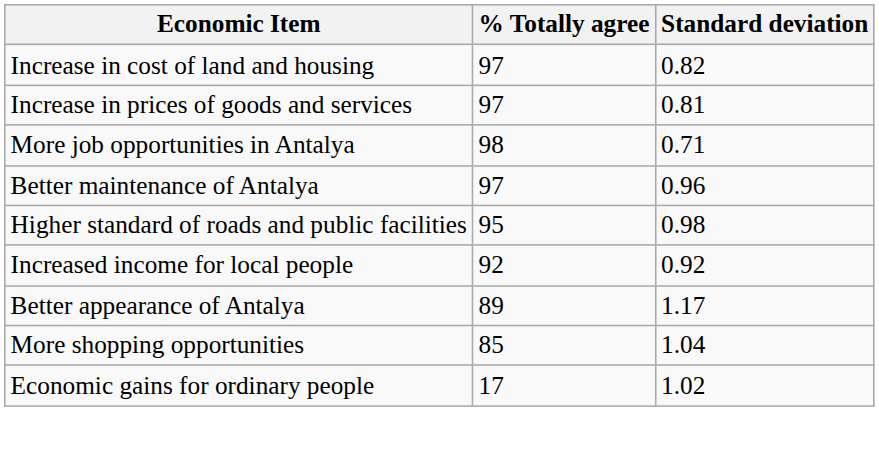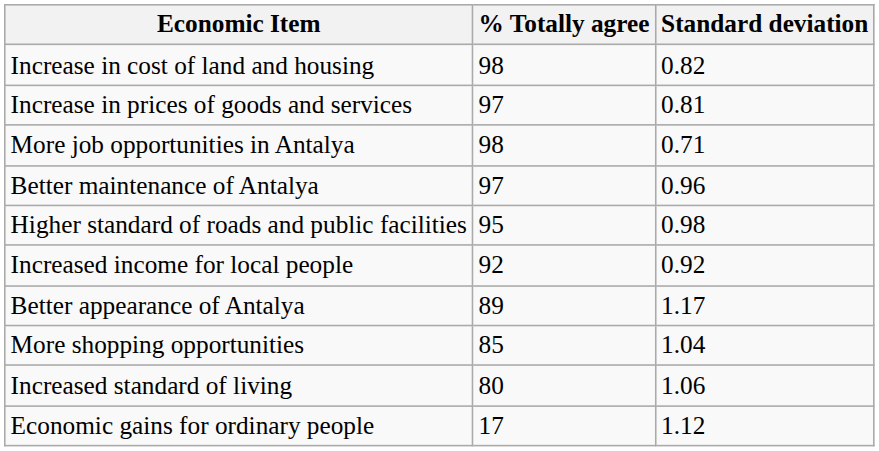(491, 64) 97 -> (491, 64) 98
+ row: (151, 385)
(683, 385) 1.02 -> (683, 425) 1.12
